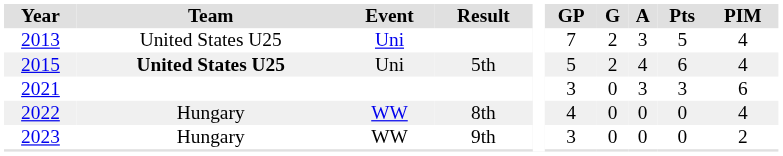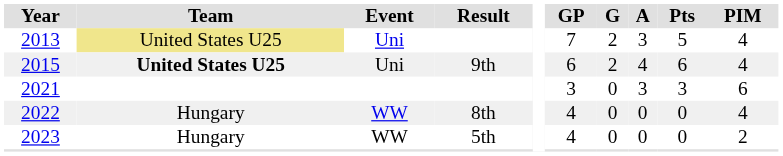(211, 40) no background -> (211, 40) khaki background
(483, 64) 5th -> (483, 64) 9th
(571, 64) 5 -> (571, 64) 6
(483, 136) 9th -> (483, 136) 5th
(571, 136) 3 -> (571, 136) 4
